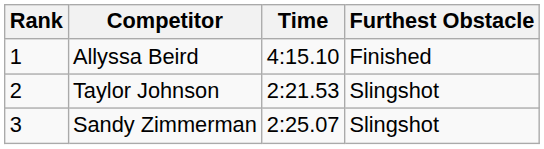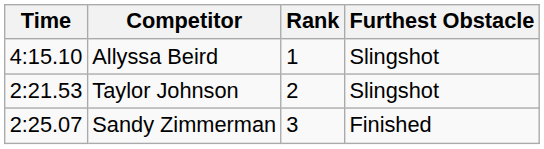columns swapped: (36, 21) <-> (303, 21)
(391, 56) Finished -> (394, 56) Slingshot
(394, 125) Slingshot -> (391, 125) Finished
